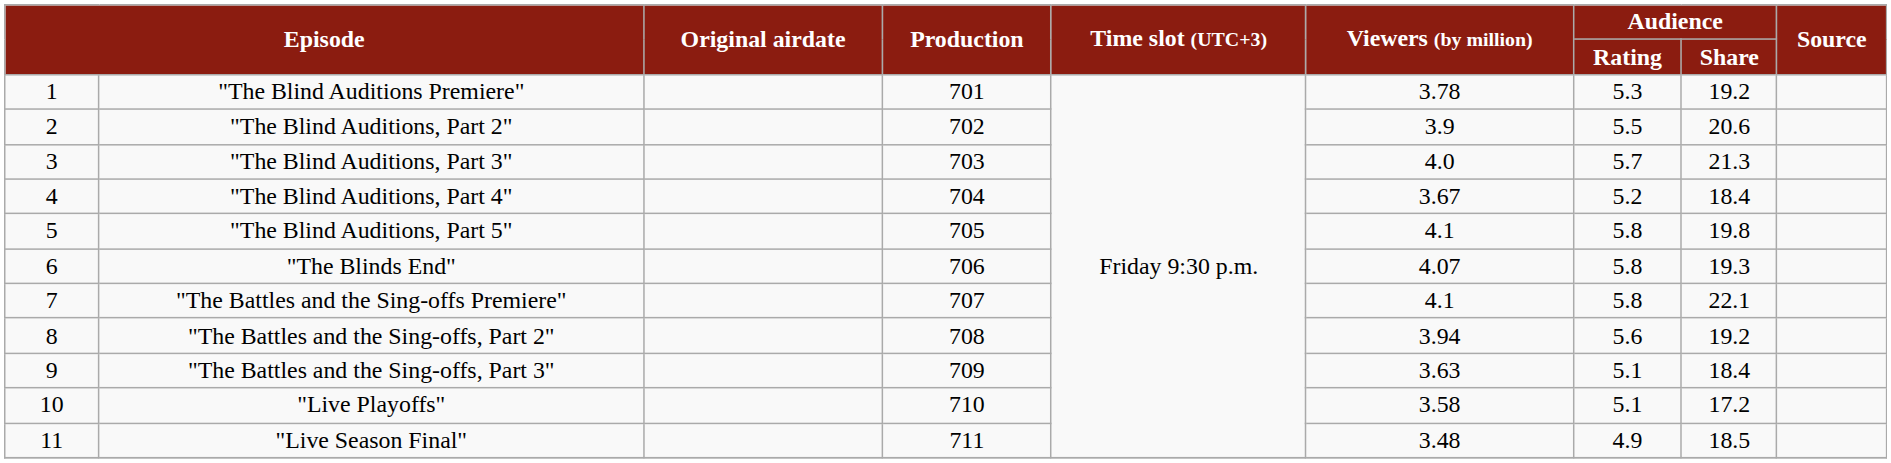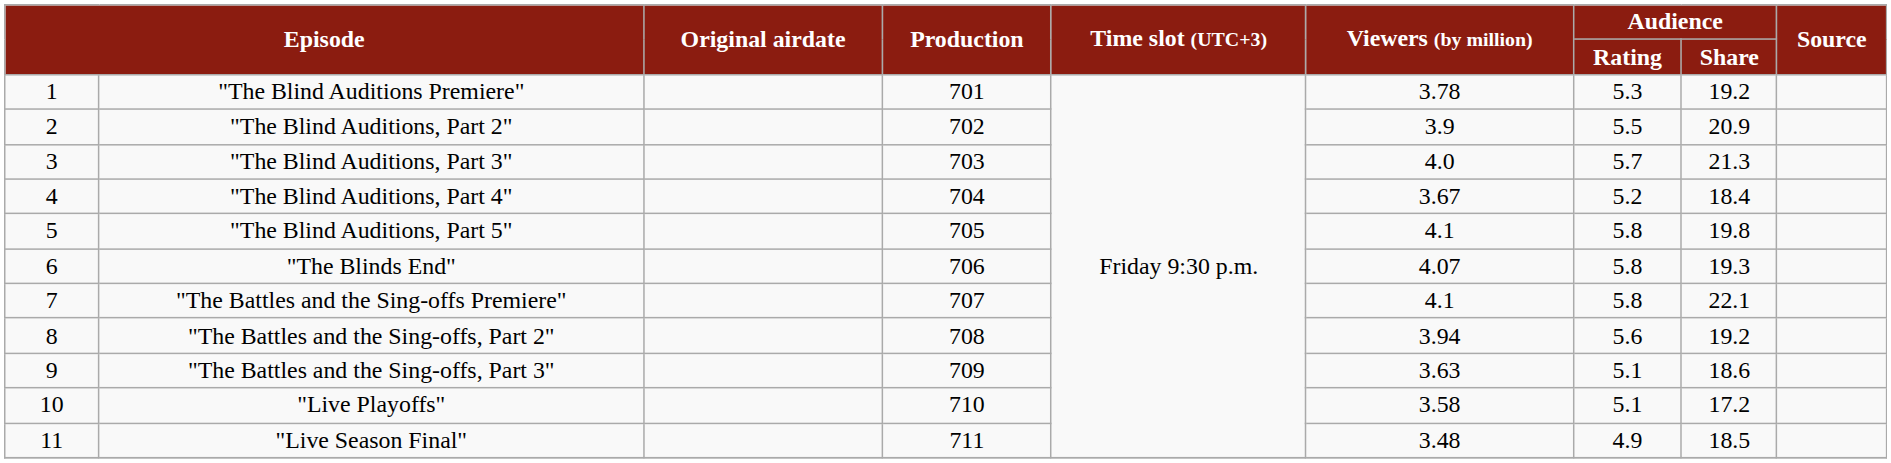(1729, 126) 20.6 -> (1729, 126) 20.9
(1729, 370) 18.4 -> (1729, 370) 18.6
